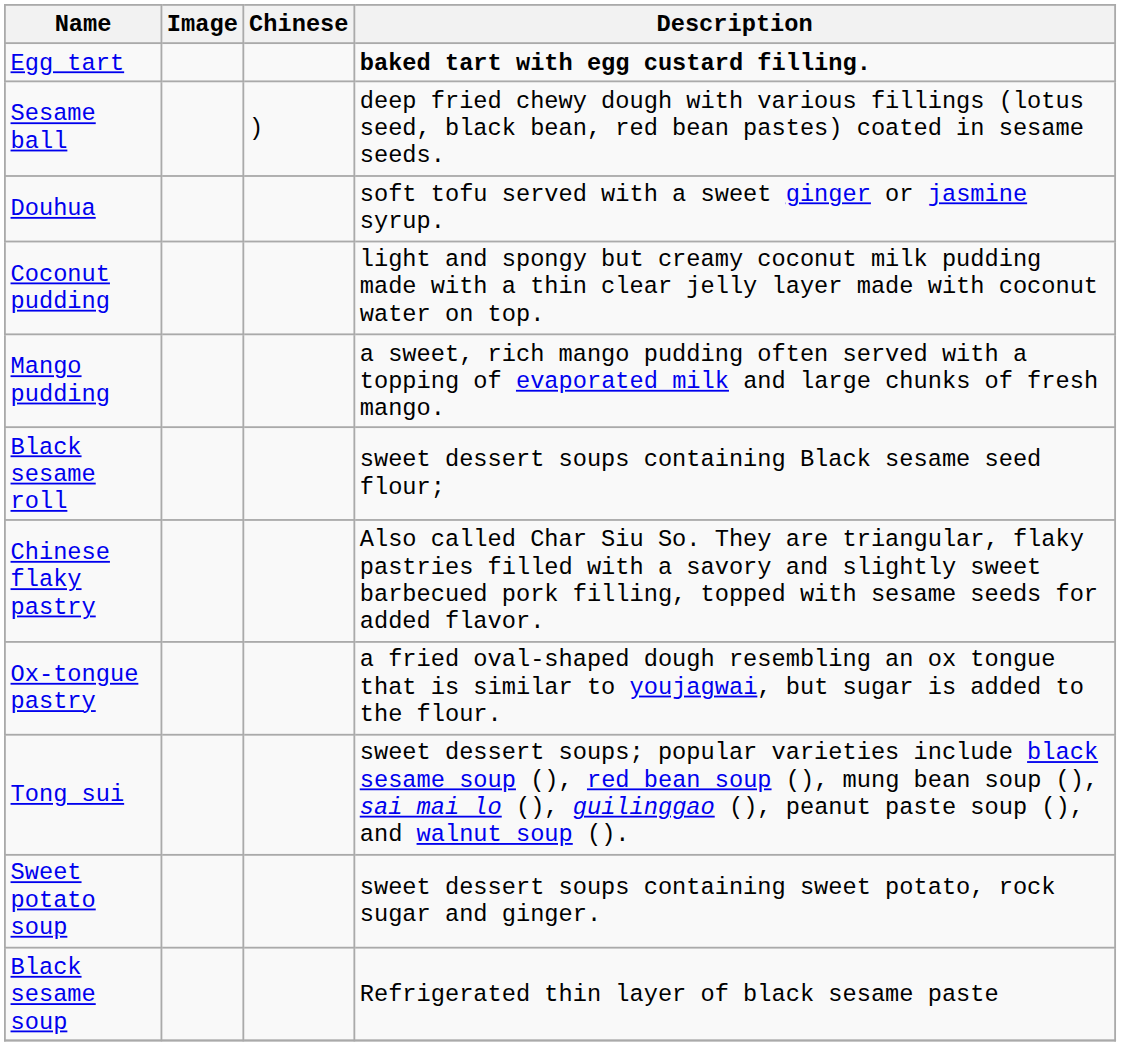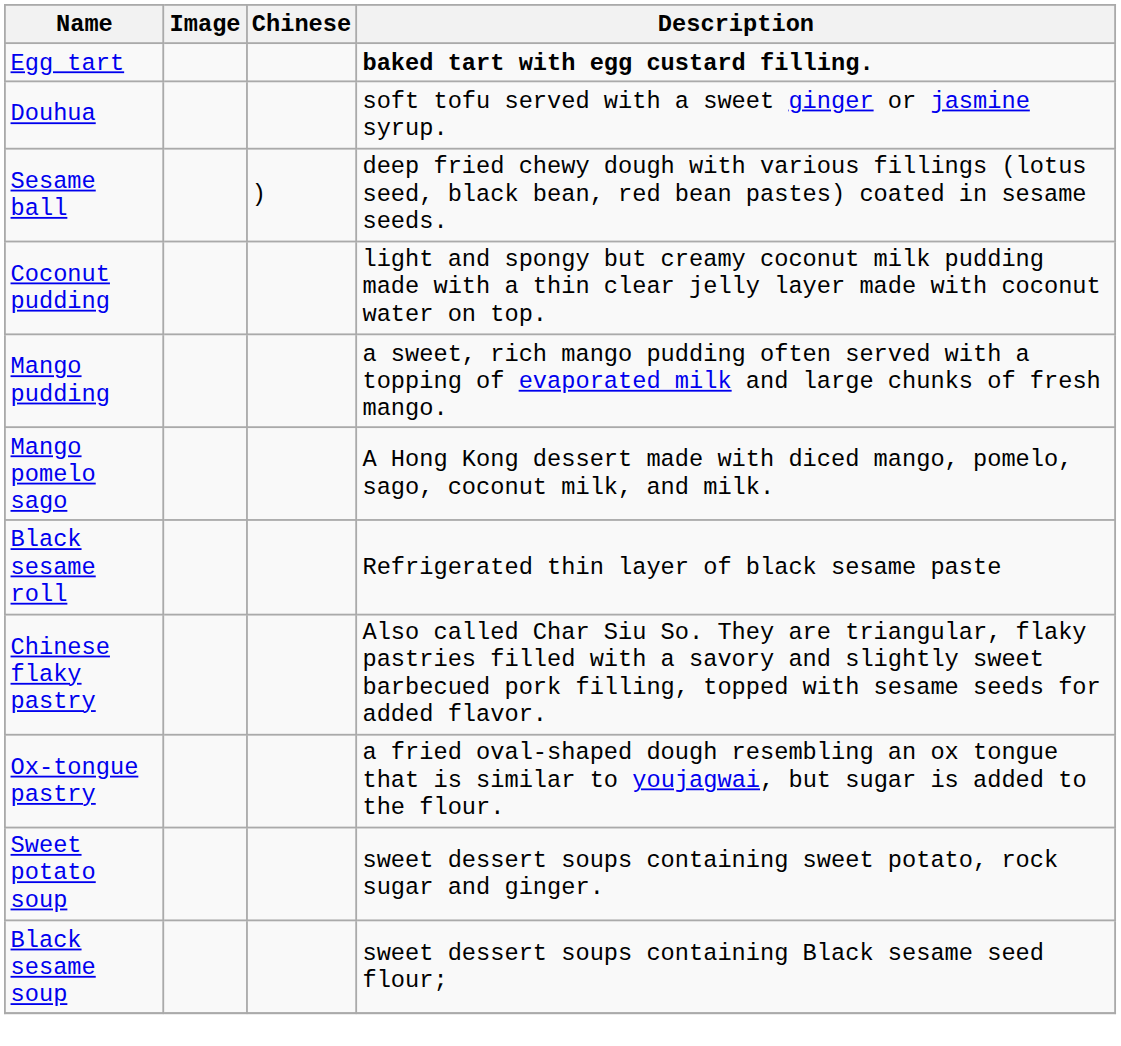rows swapped: (53, 208) <-> (53, 129)
+ row: (53, 474)
(701, 474) sweet dessert soups containing Black sesame seed flour; -> (682, 567) Refrigerated thin layer of black sesame paste
- row: (67, 794)
(679, 994) Refrigerated thin layer of black sesame paste -> (703, 967) sweet dessert soups containing Black sesame seed flour;
